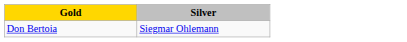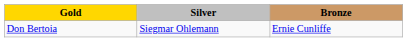+ column: (336, 12)
